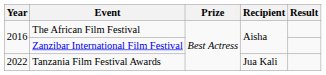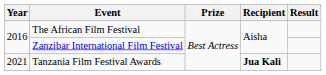(17, 62) 2022 -> (17, 62) 2021
(260, 62) normal -> (262, 62) bold
